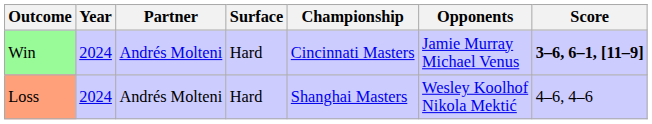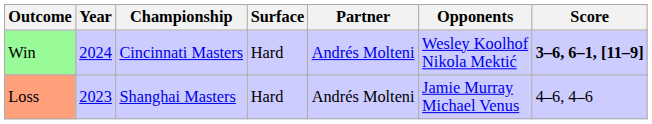columns swapped: (353, 17) <-> (171, 17)
(471, 52) Jamie Murray Michael Venus -> (475, 52) Wesley Koolhof Nikola Mektić
(96, 96) 2024 -> (96, 96) 2023
(475, 96) Wesley Koolhof Nikola Mektić -> (471, 96) Jamie Murray Michael Venus
